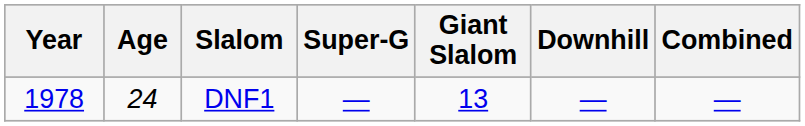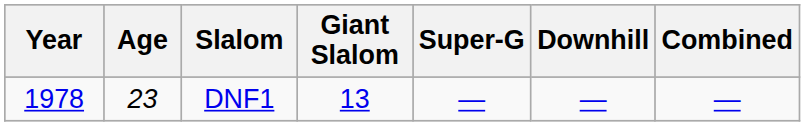columns swapped: (473, 40) <-> (356, 40)
(142, 98) 24 -> (142, 98) 23
